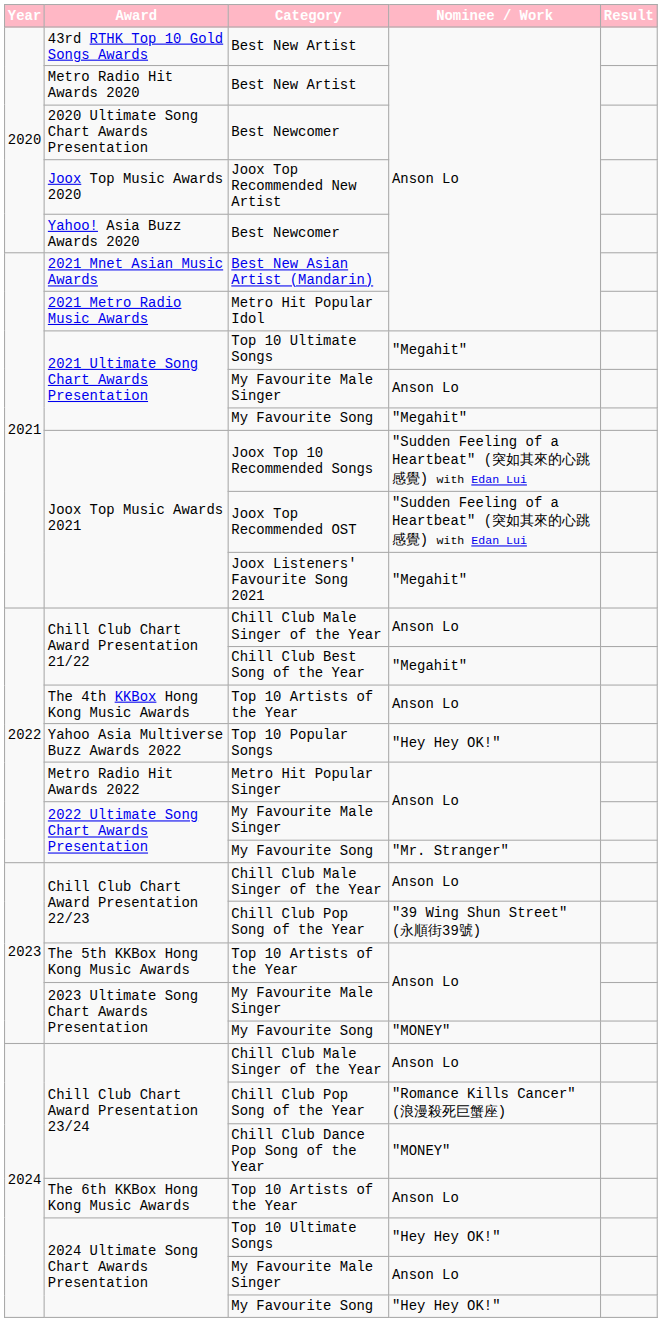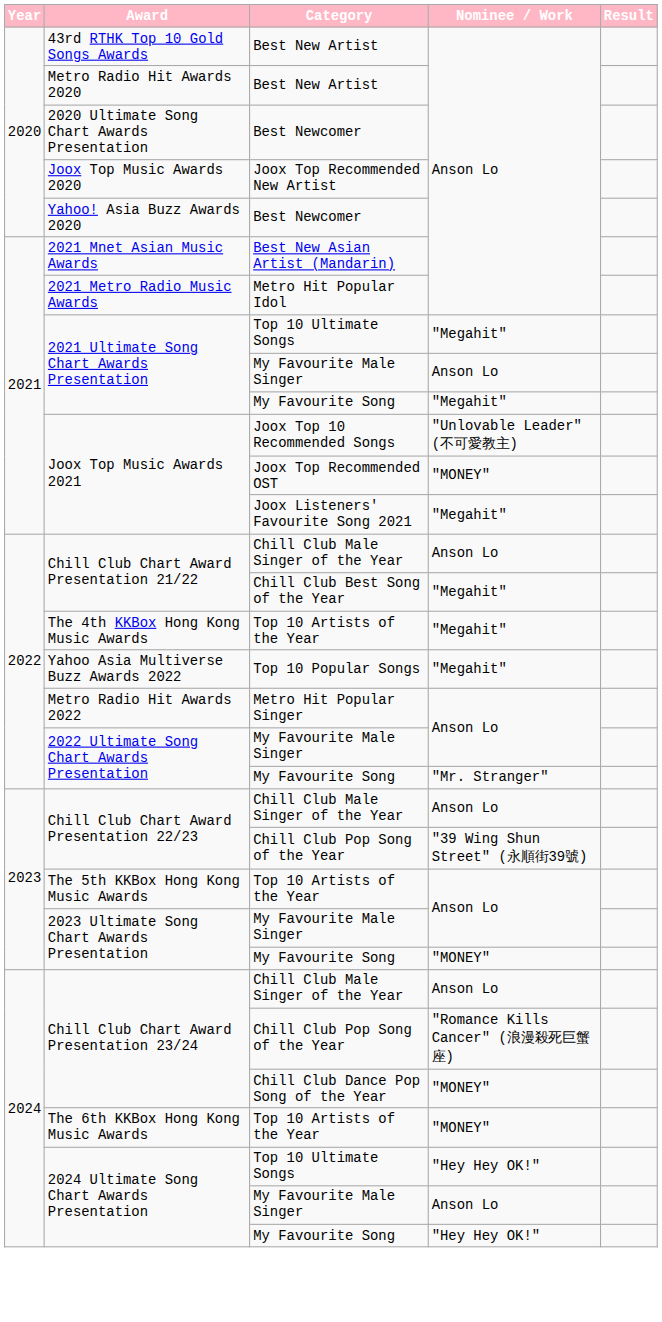(491, 461) "Sudden Feeling of a Heartbeat" (突如其來的心跳感覺) with Edan Lui -> (507, 435) "Unlovable Leader" (不可愛教主)
(491, 522) "Sudden Feeling of a Heartbeat" (突如其來的心跳感覺) with Edan Lui -> (461, 476) "MONEY"
(425, 704) Anson Lo -> (469, 631) "Megahit"
(446, 743) "Hey Hey OK!" -> (469, 669) "Megahit"
(425, 1198) Anson Lo -> (461, 1128) "MONEY"
